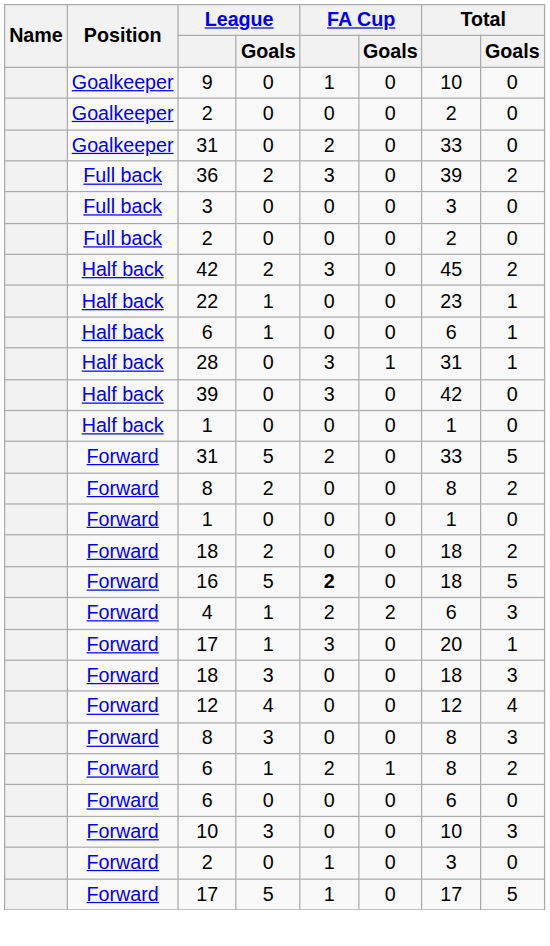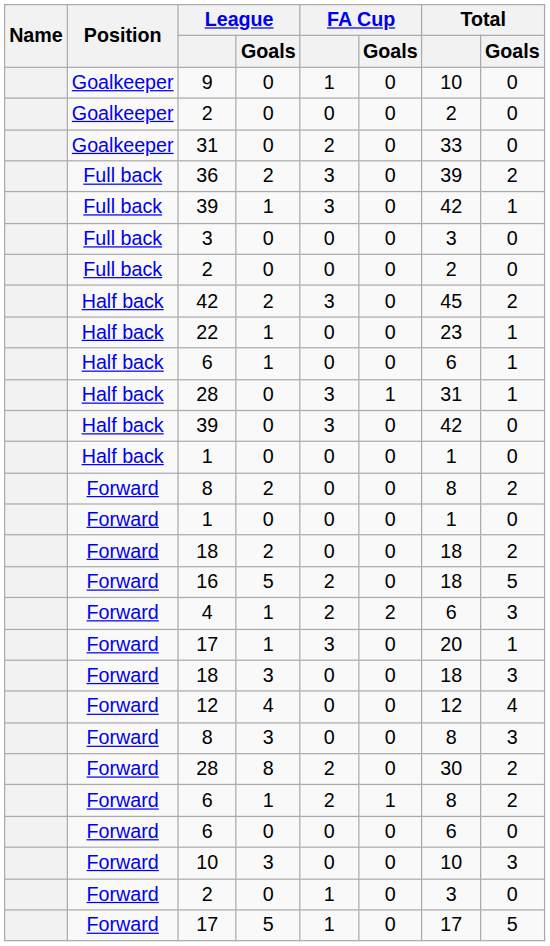+ row: (207, 207)
- row: (207, 457)
(329, 581) bold -> (329, 581) normal
+ row: (207, 769)
